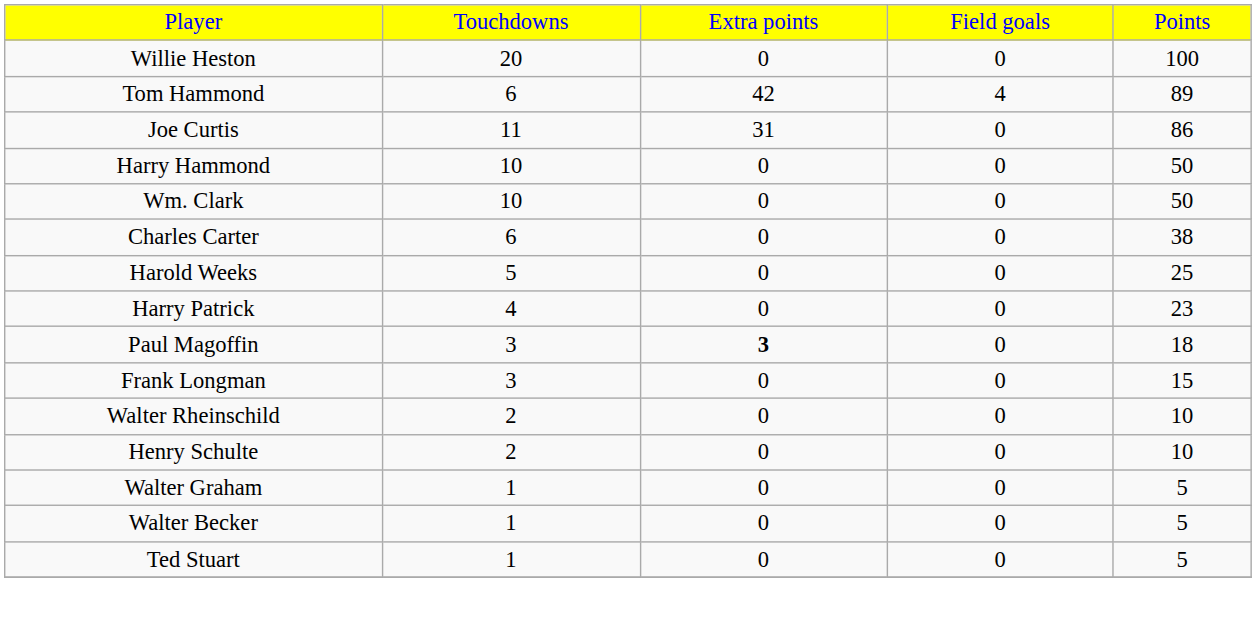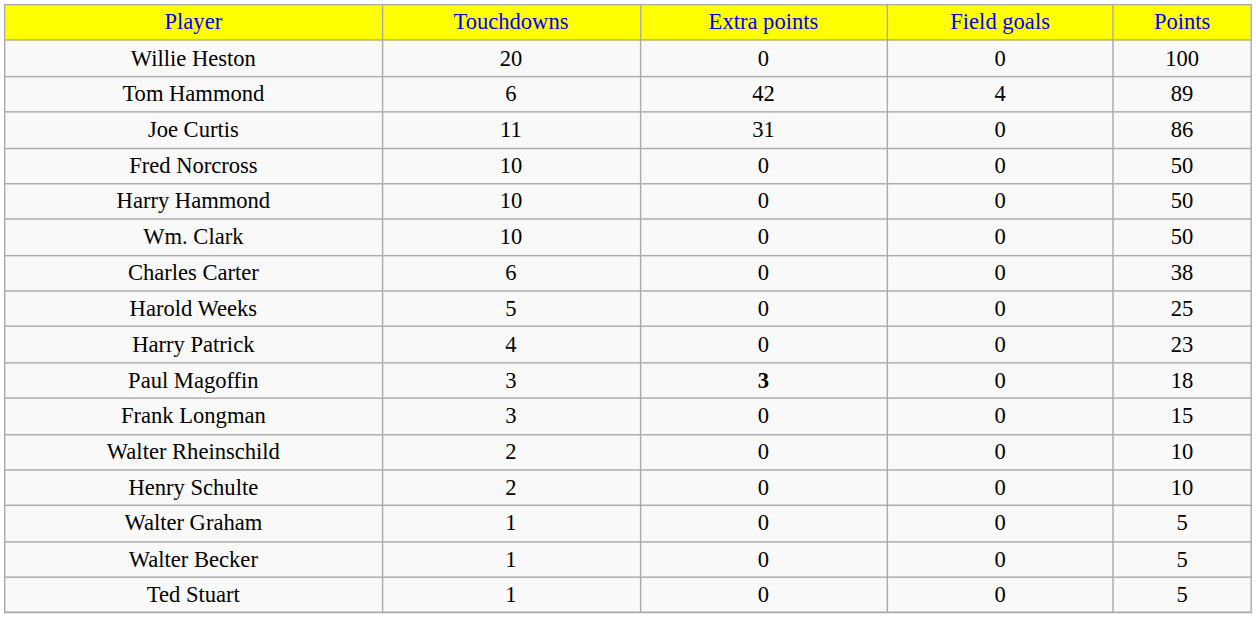+ row: (193, 165)
